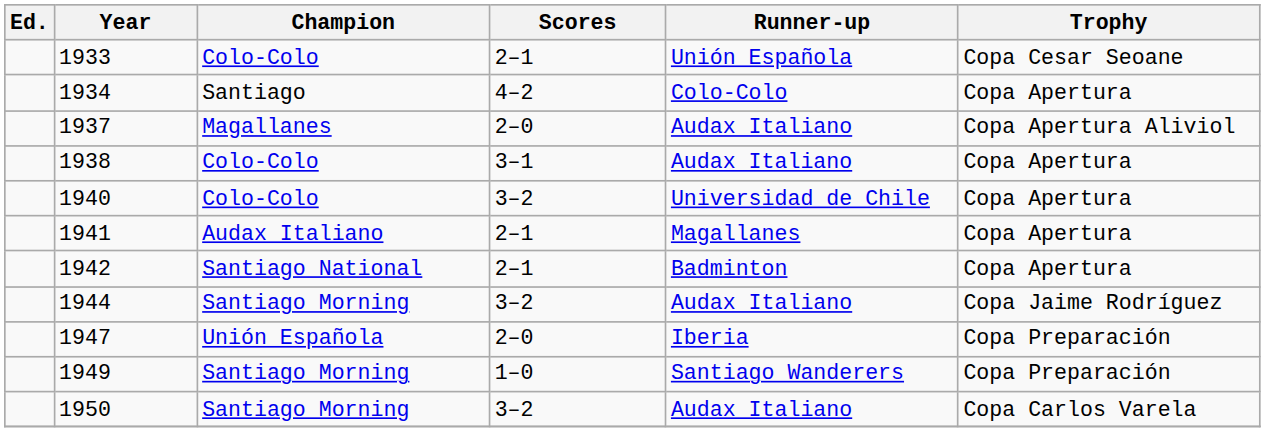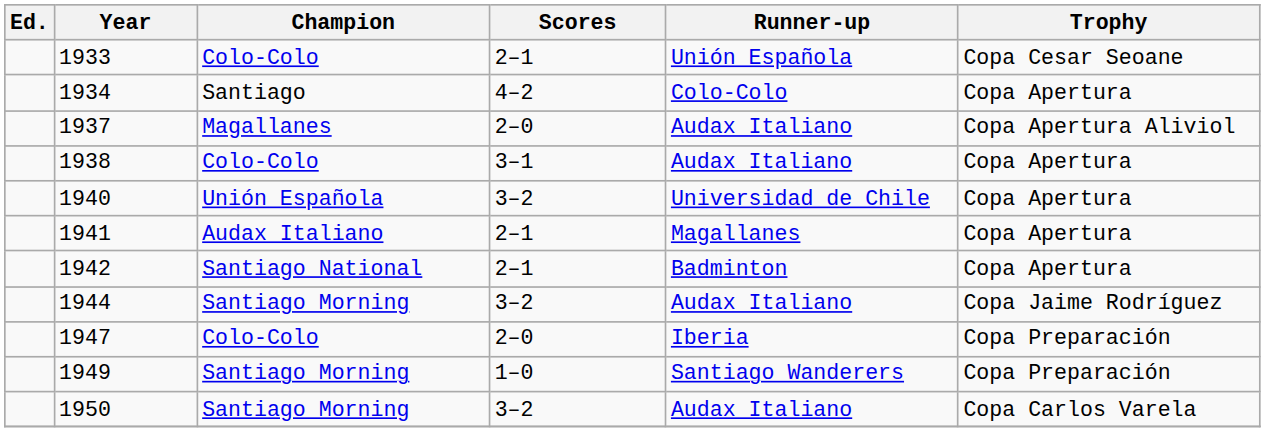(260, 198) Colo-Colo -> (293, 198) Unión Española
(293, 339) Unión Española -> (260, 339) Colo-Colo
